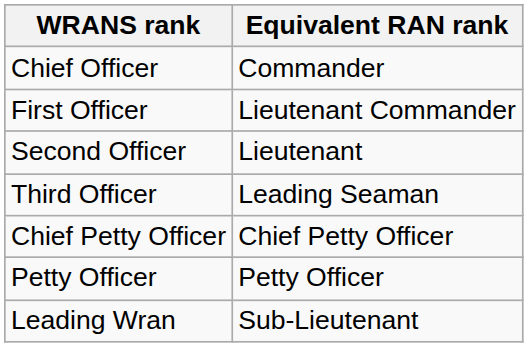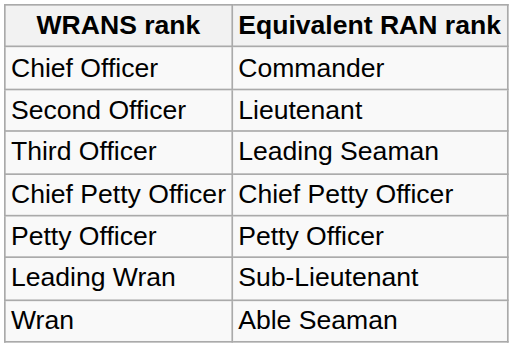- row: (79, 109)
+ row: (42, 320)
